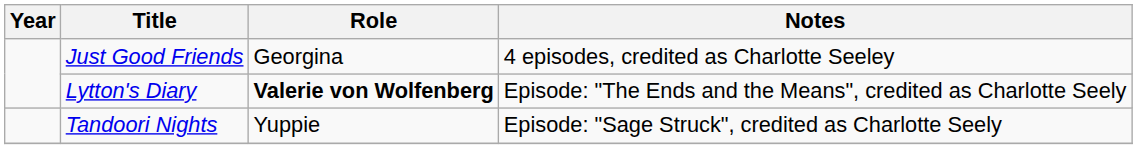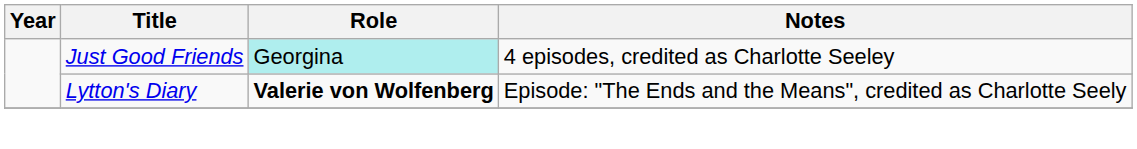(298, 56) no background -> (298, 56) paleturquoise background
- row: (142, 125)
